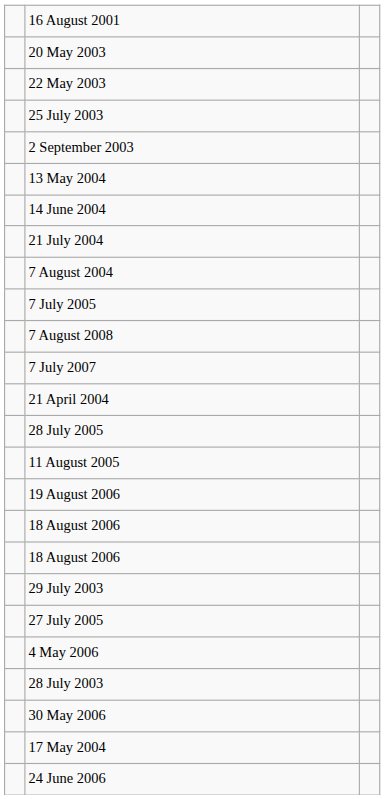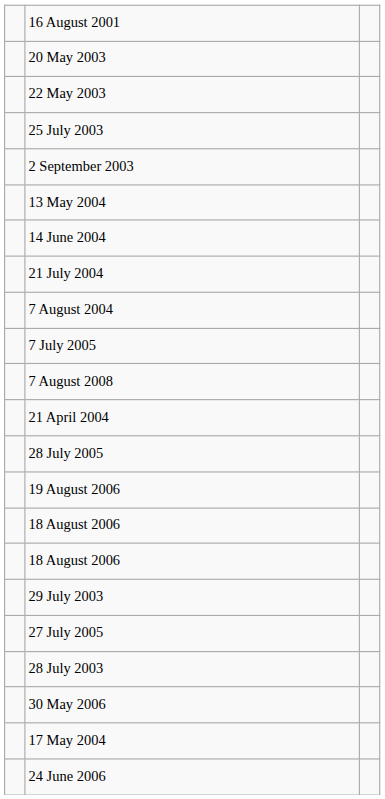- row: (15, 368)
- row: (15, 463)
- row: (15, 653)
